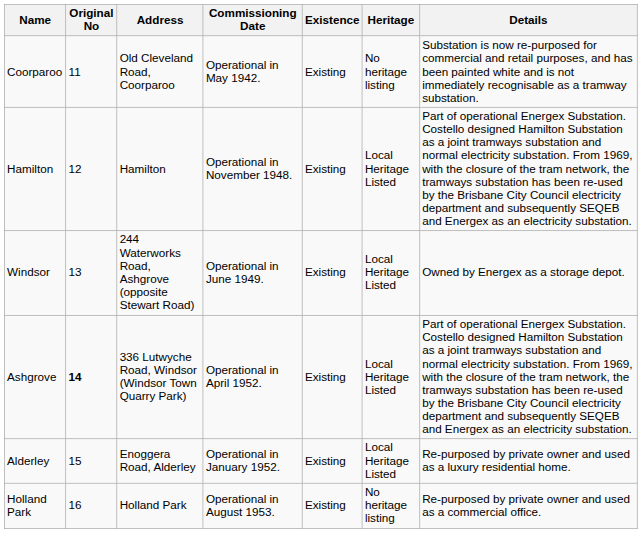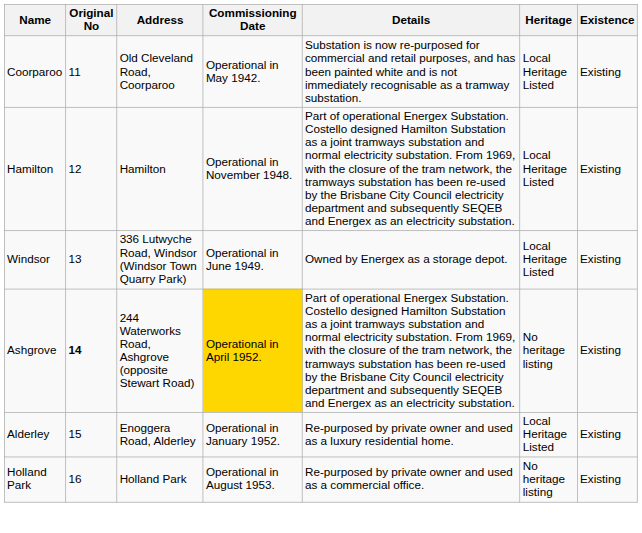columns swapped: (332, 20) <-> (528, 20)
(386, 71) No heritage listing -> (545, 71) Local Heritage Listed
(157, 273) 244 Waterworks Road, Ashgrove (opposite Stewart Road) -> (158, 259) 336 Lutwyche Road, Windsor (Windsor Town Quarry Park)
(158, 376) 336 Lutwyche Road, Windsor (Windsor Town Quarry Park) -> (157, 350) 244 Waterworks Road, Ashgrove (opposite Stewart Road)
(242, 376) no background -> (242, 350) gold background
(387, 376) Local Heritage Listed -> (544, 350) No heritage listing
